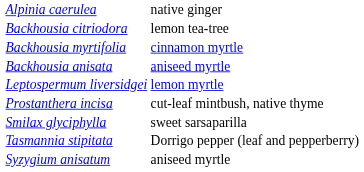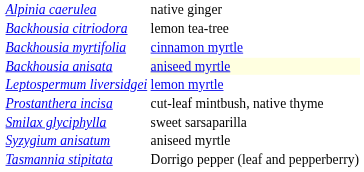(190, 66) no background -> (190, 66) lightyellow background
rows swapped: (58, 159) <-> (59, 141)
